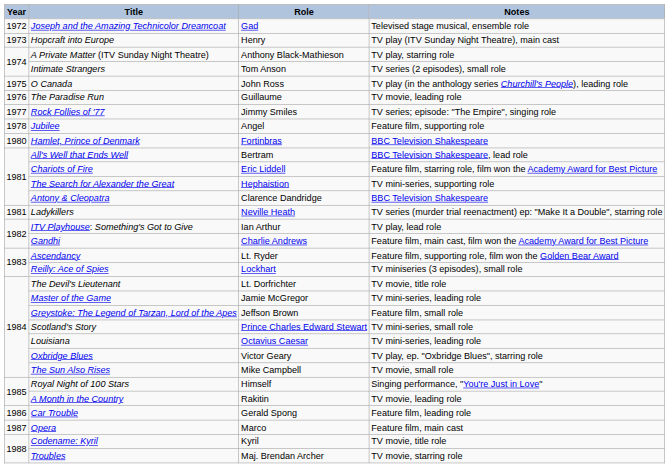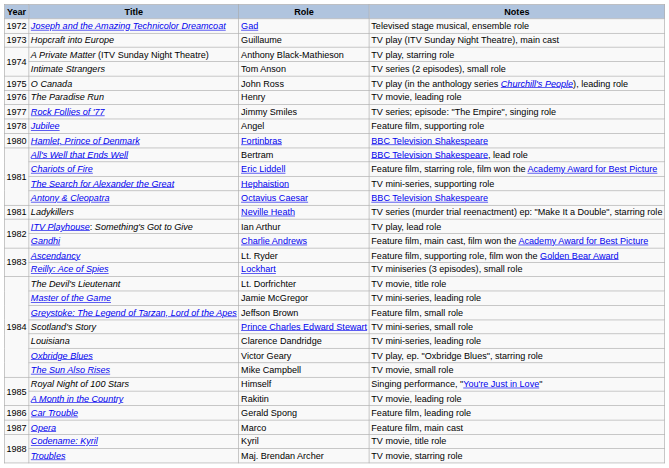(253, 41) Henry -> (261, 41) Guillaume
(261, 98) Guillaume -> (253, 98) Henry
(281, 198) Clarence Dandridge -> (275, 198) Octavius Caesar
(275, 342) Octavius Caesar -> (281, 342) Clarence Dandridge
